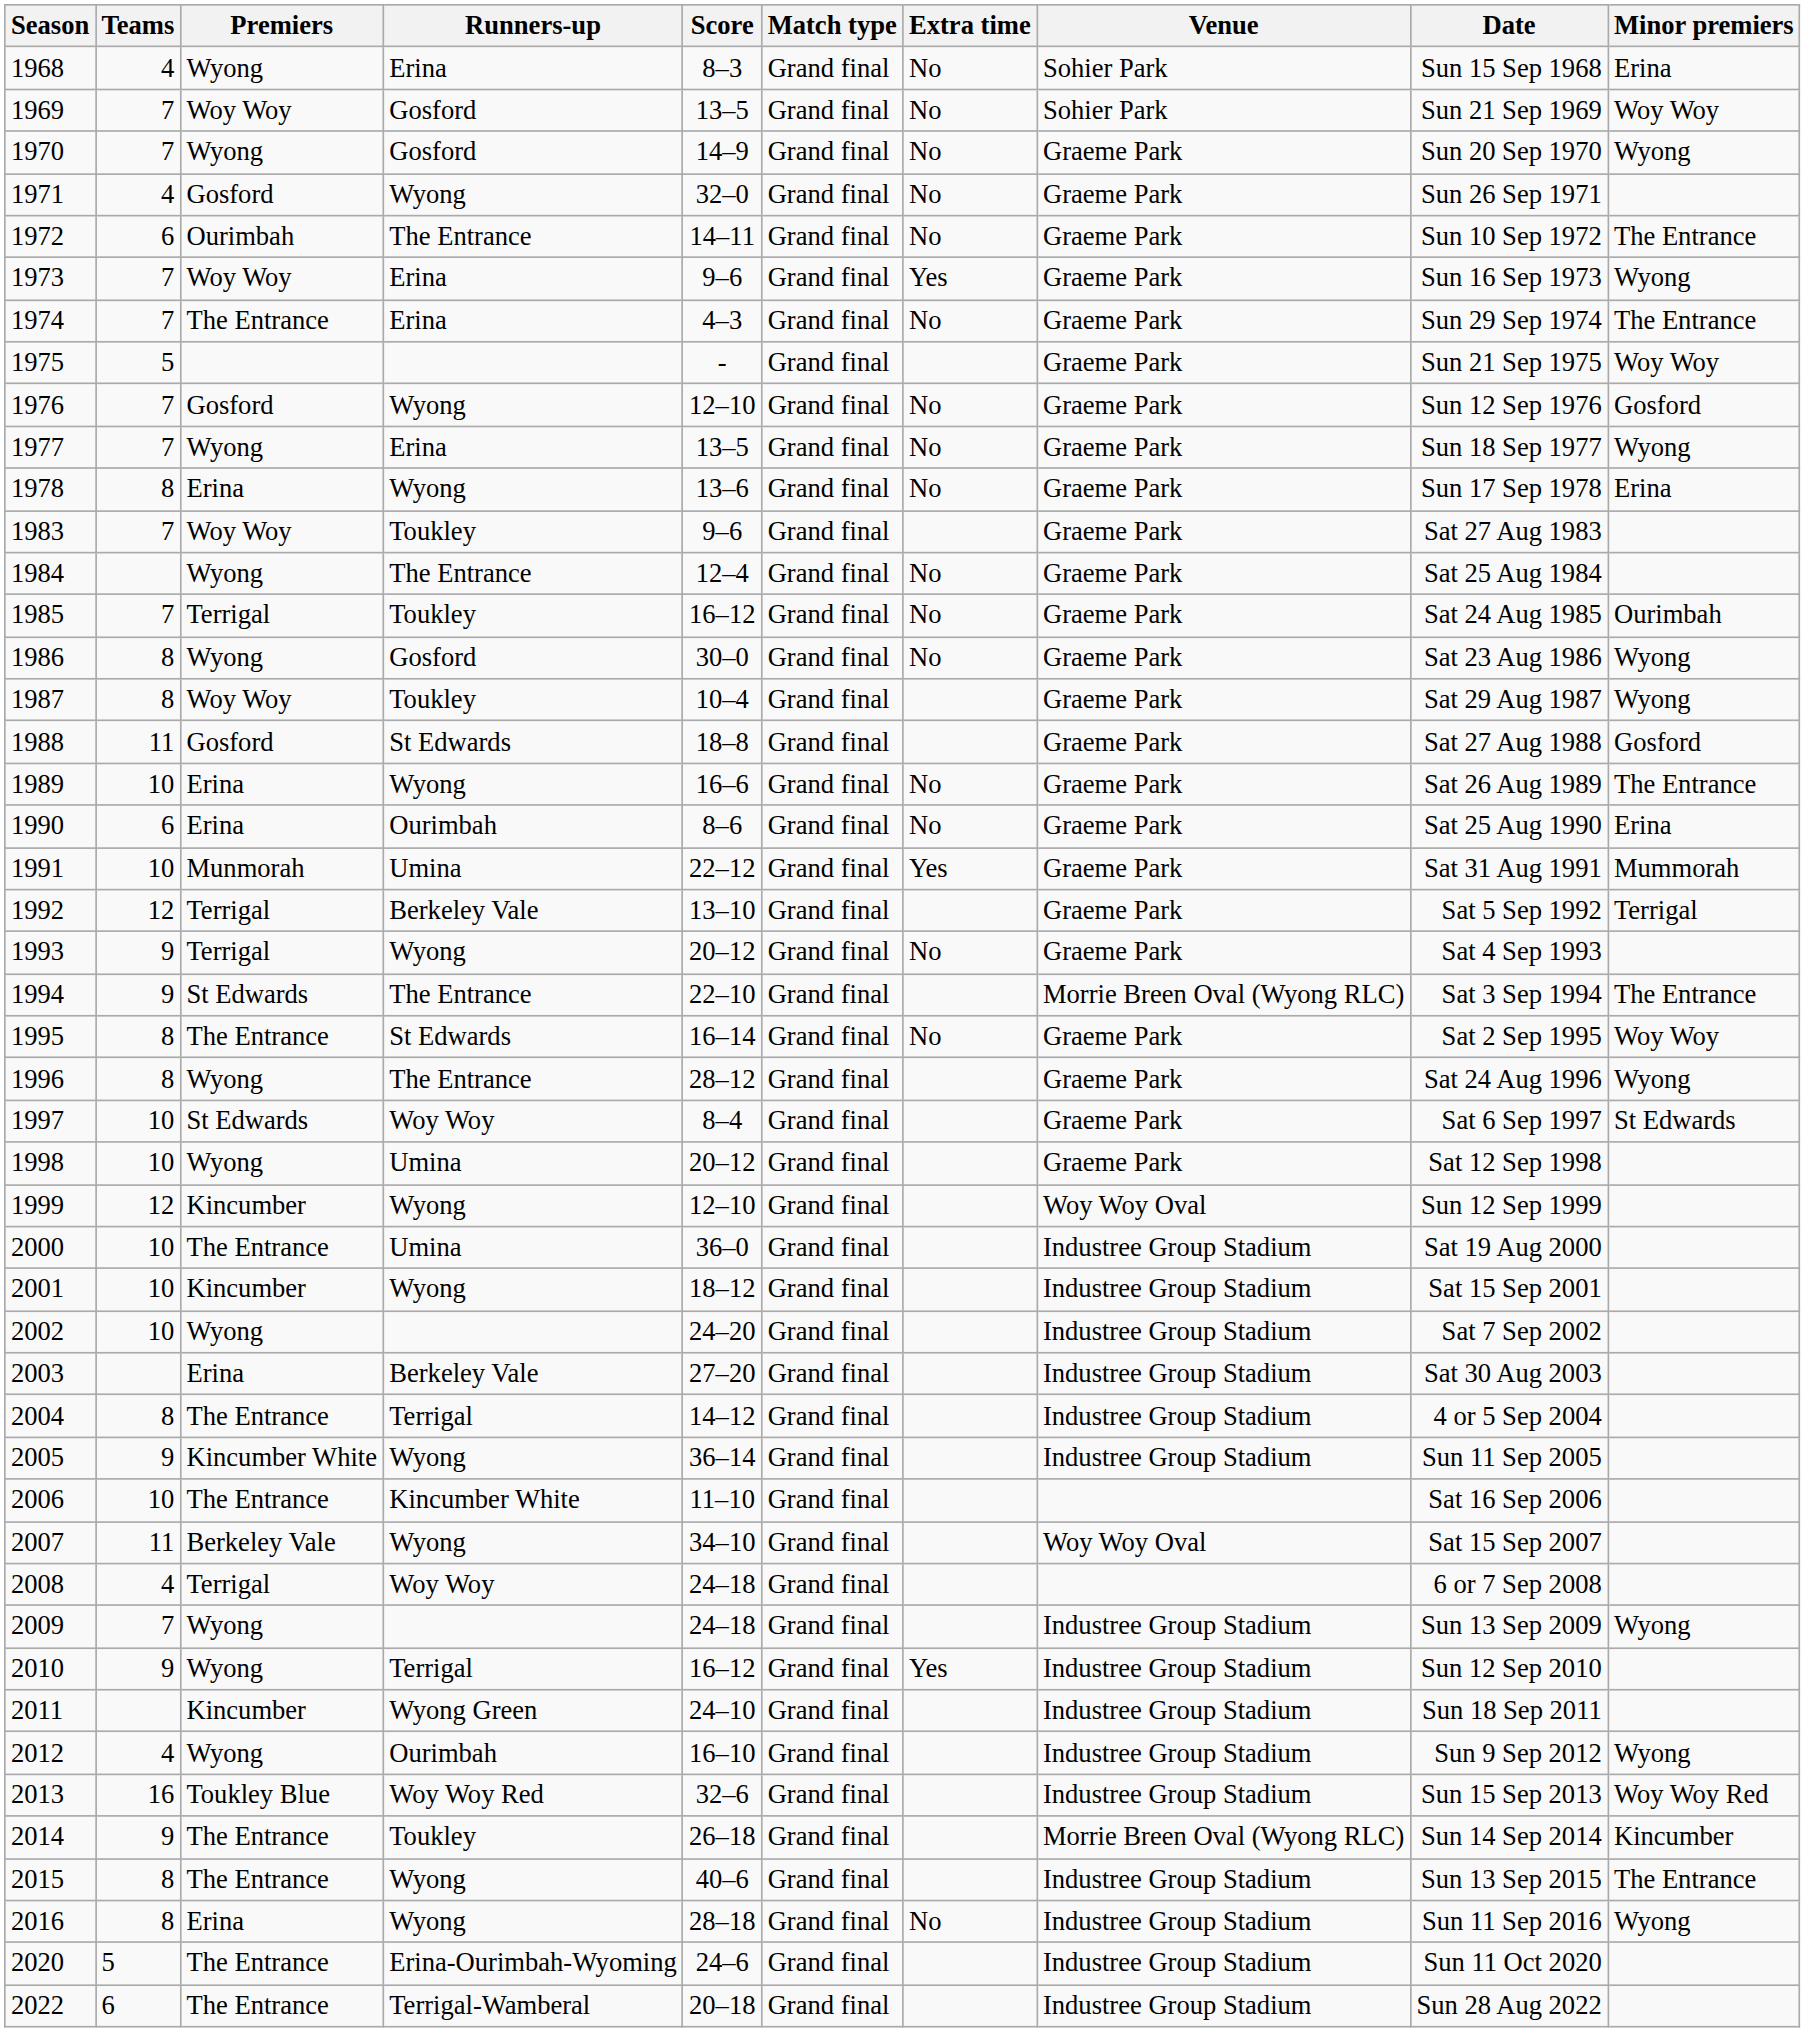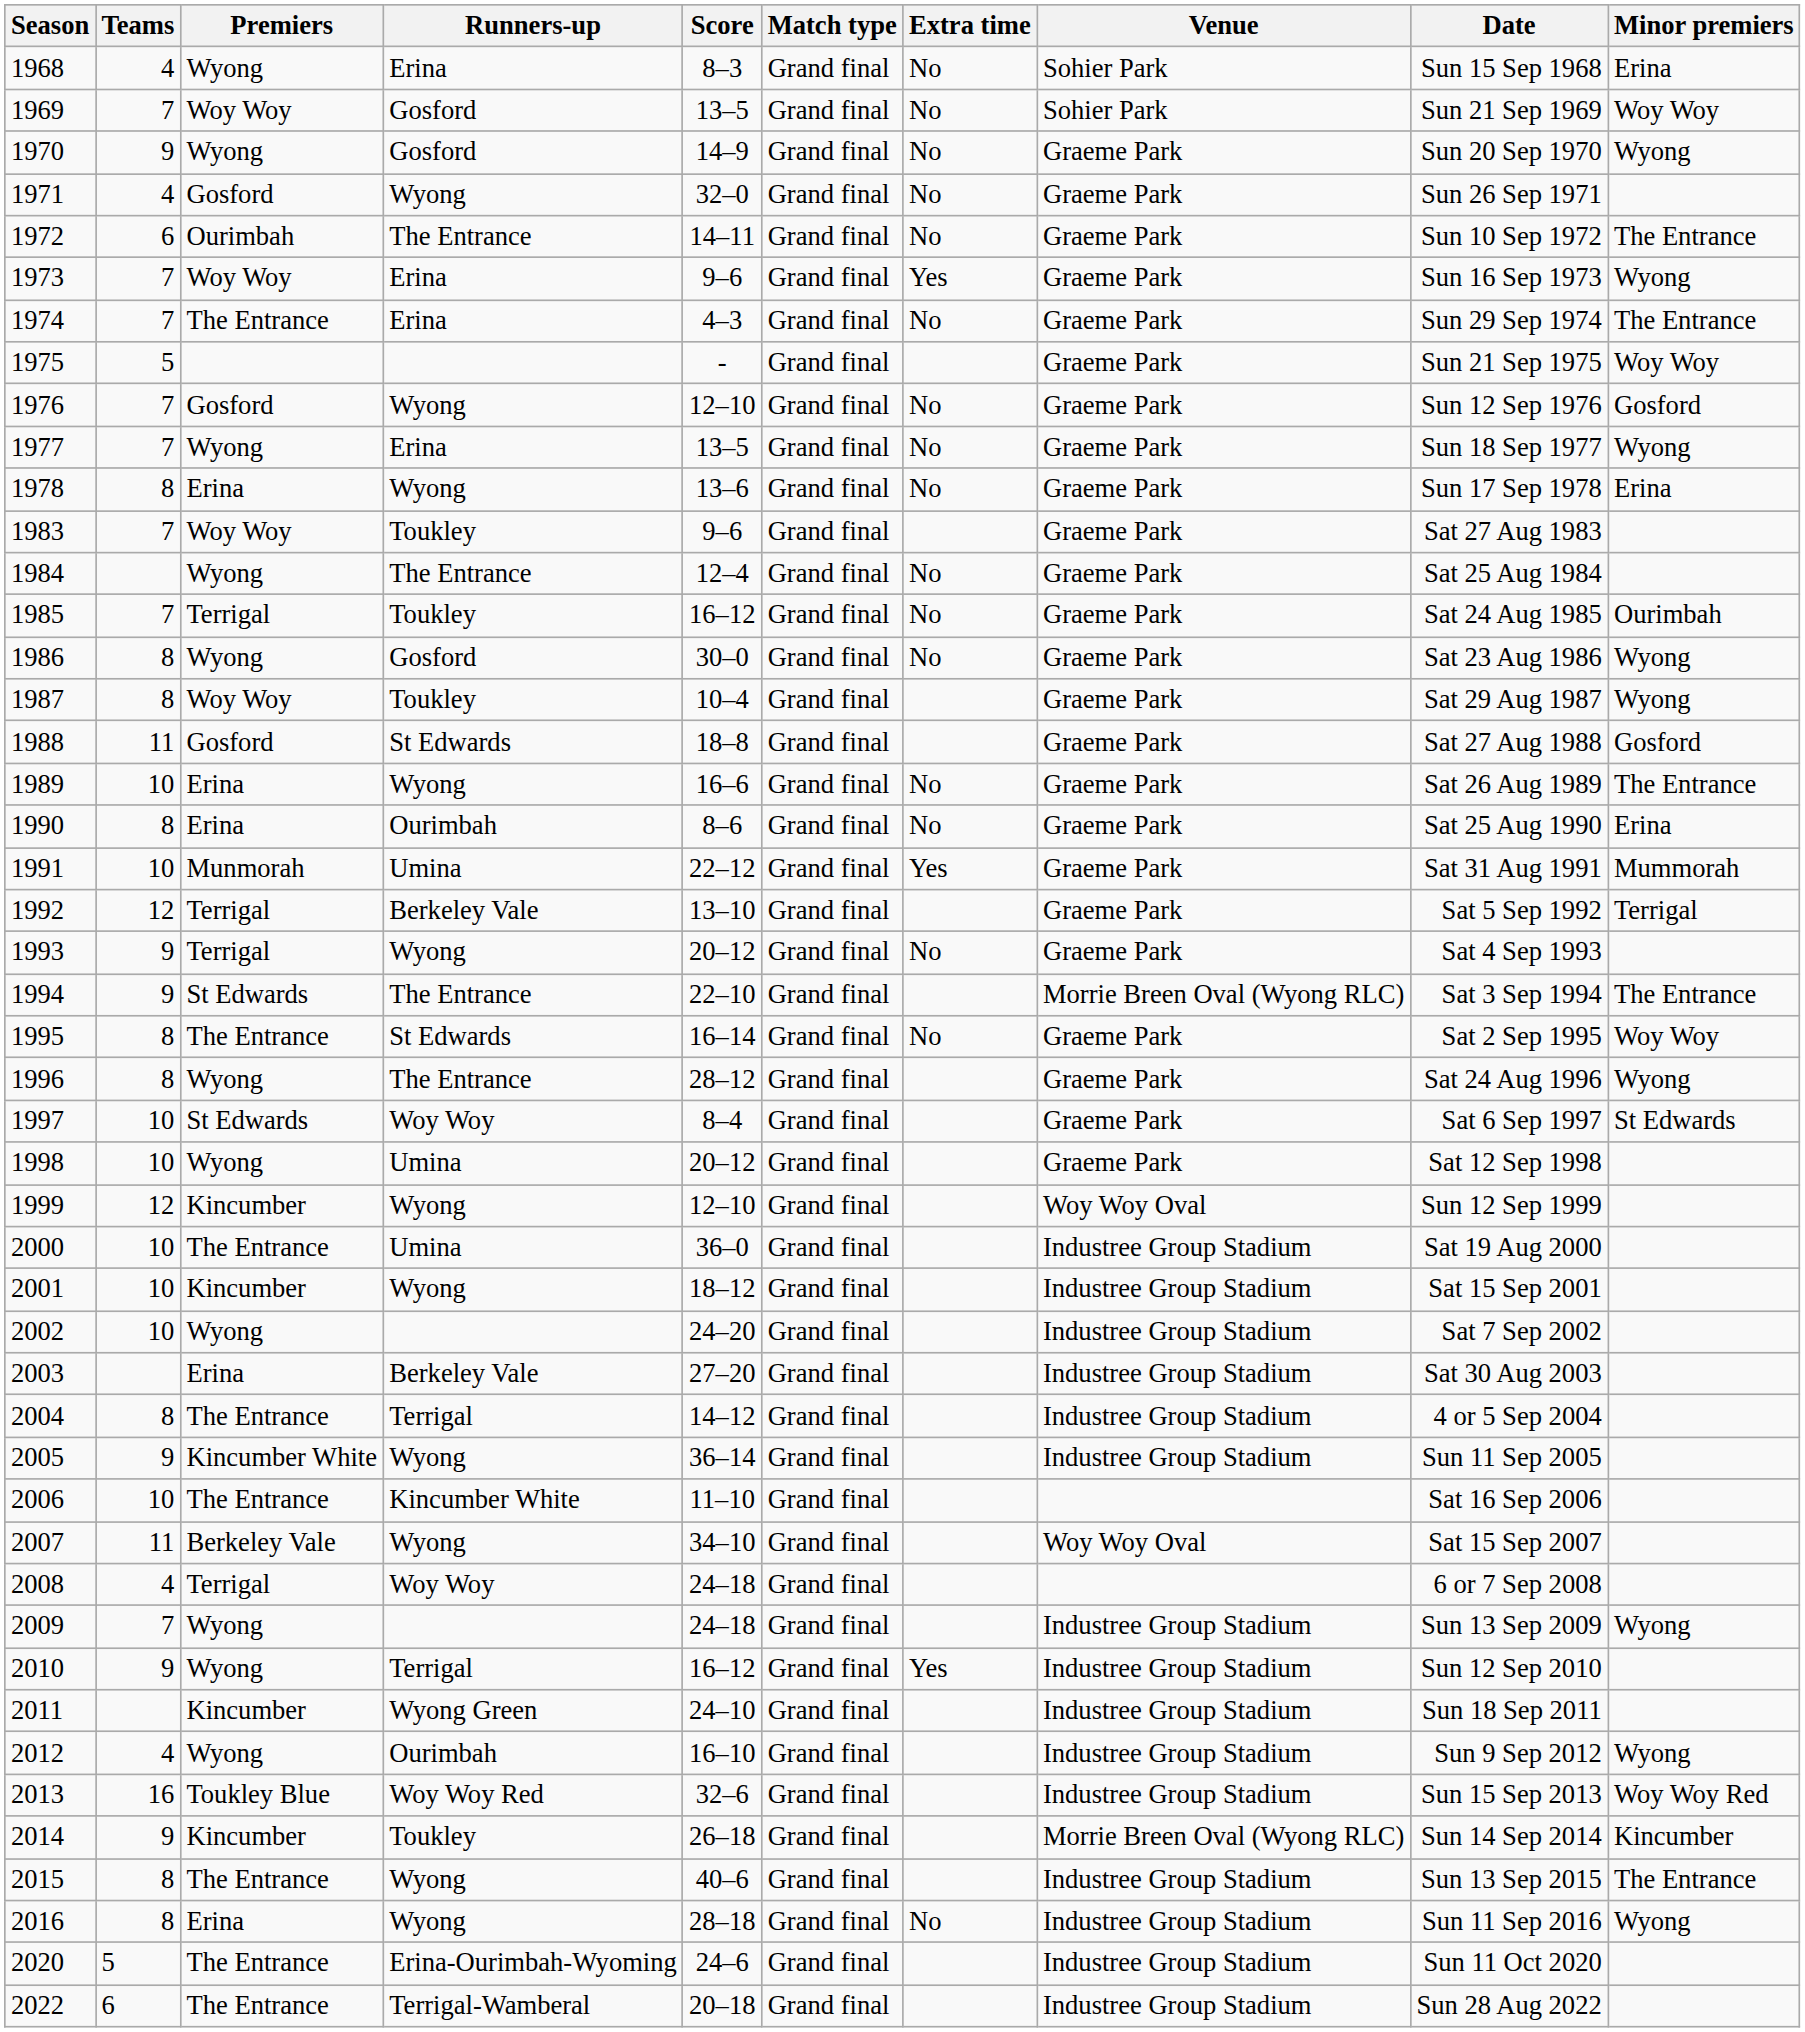(168, 151) 7 -> (168, 151) 9
(168, 825) 6 -> (168, 825) 8
(258, 1836) The Entrance -> (246, 1836) Kincumber
